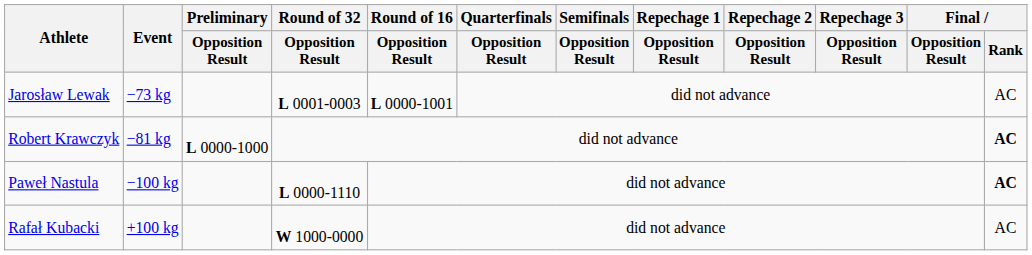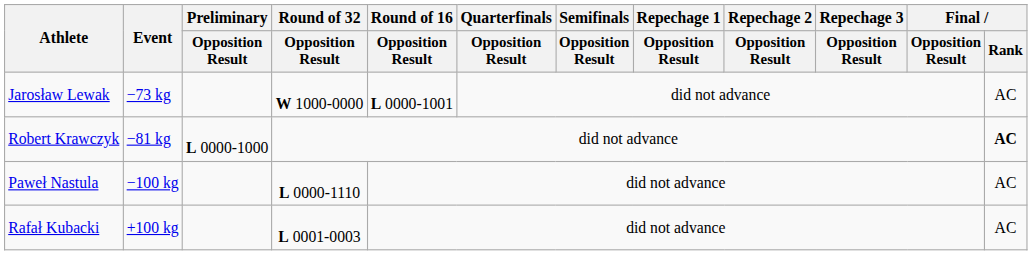(320, 104) L 0001-0003 -> (320, 104) W 1000-0000
(1006, 183) bold -> (1006, 183) normal
(320, 237) W 1000-0000 -> (320, 237) L 0001-0003
